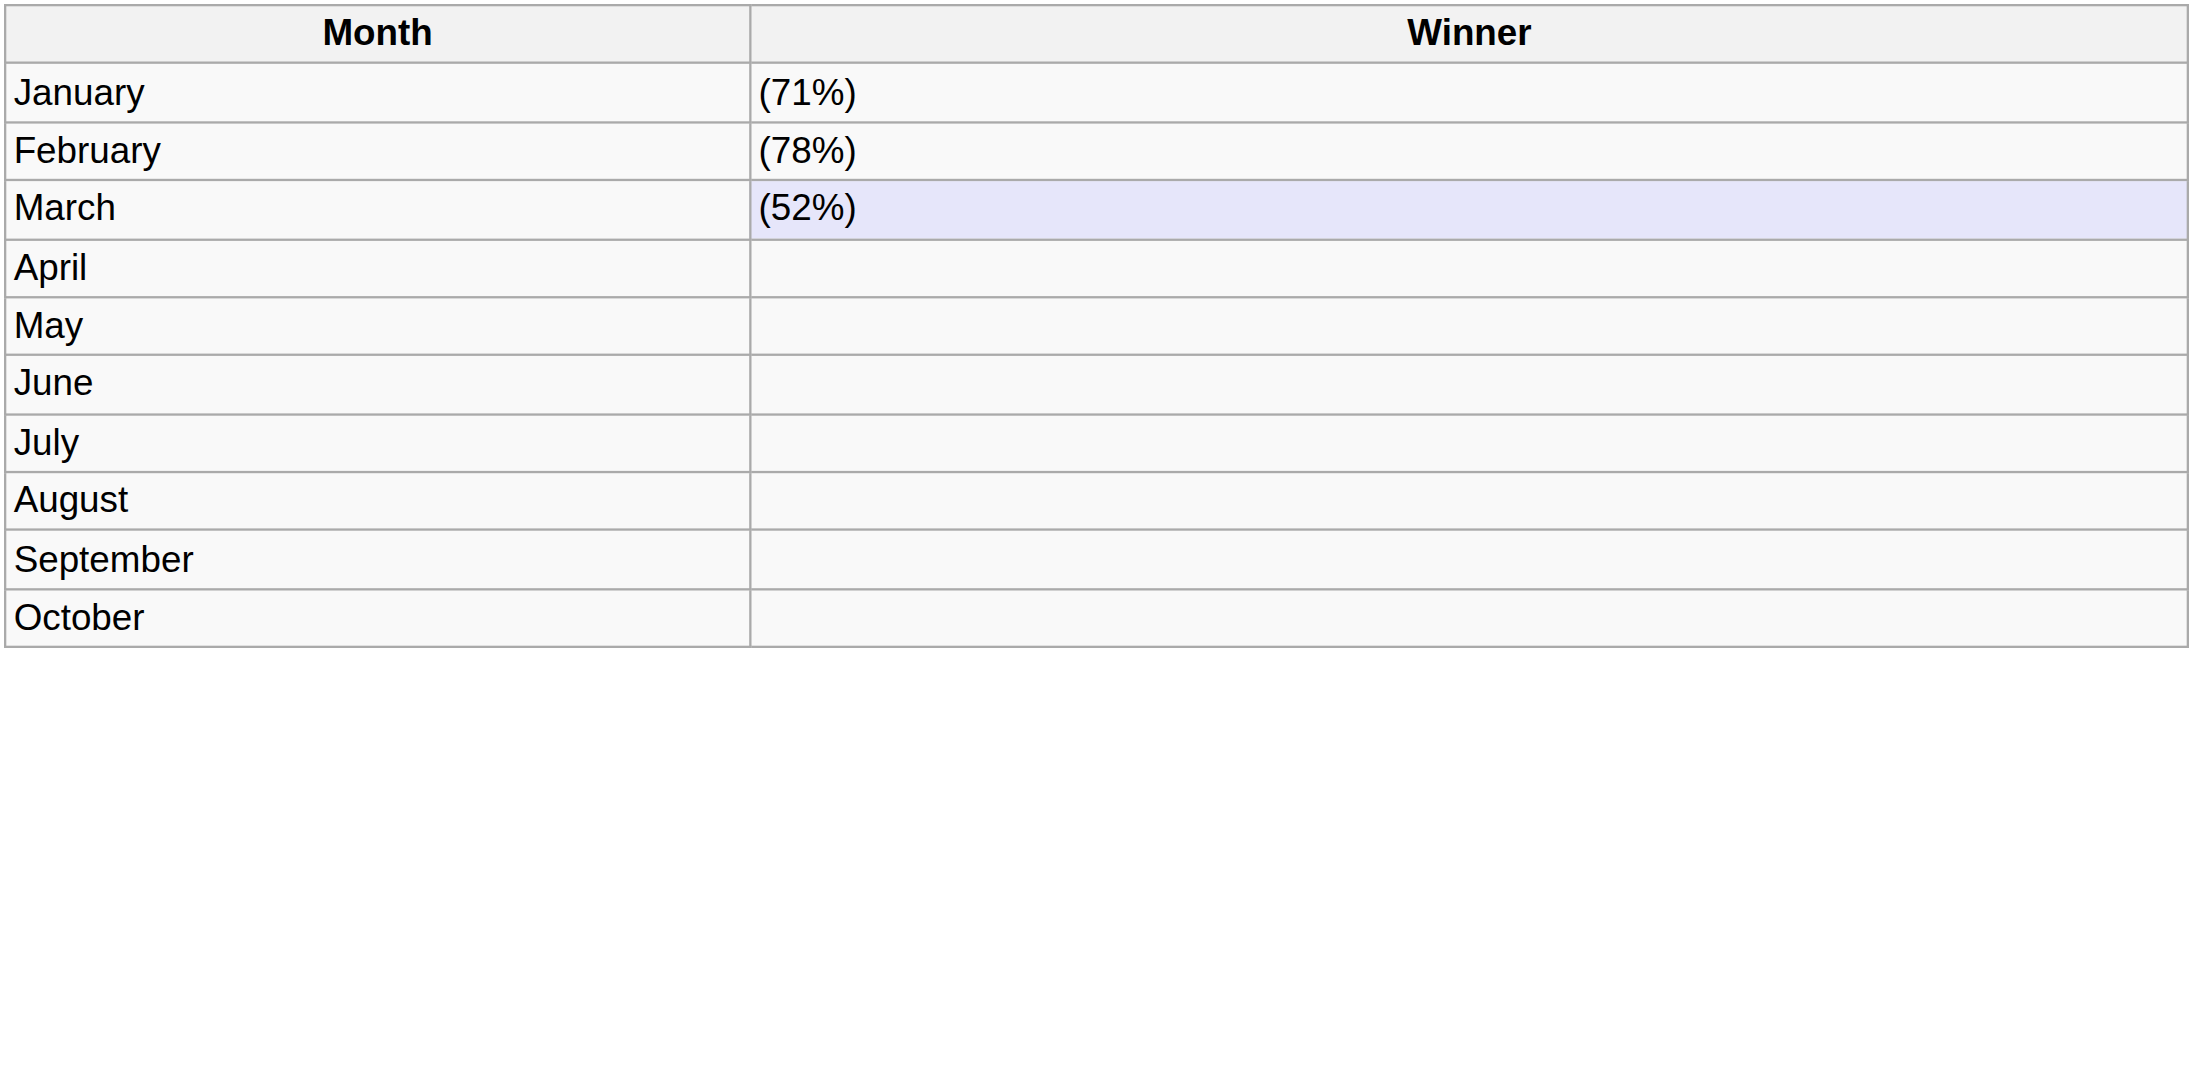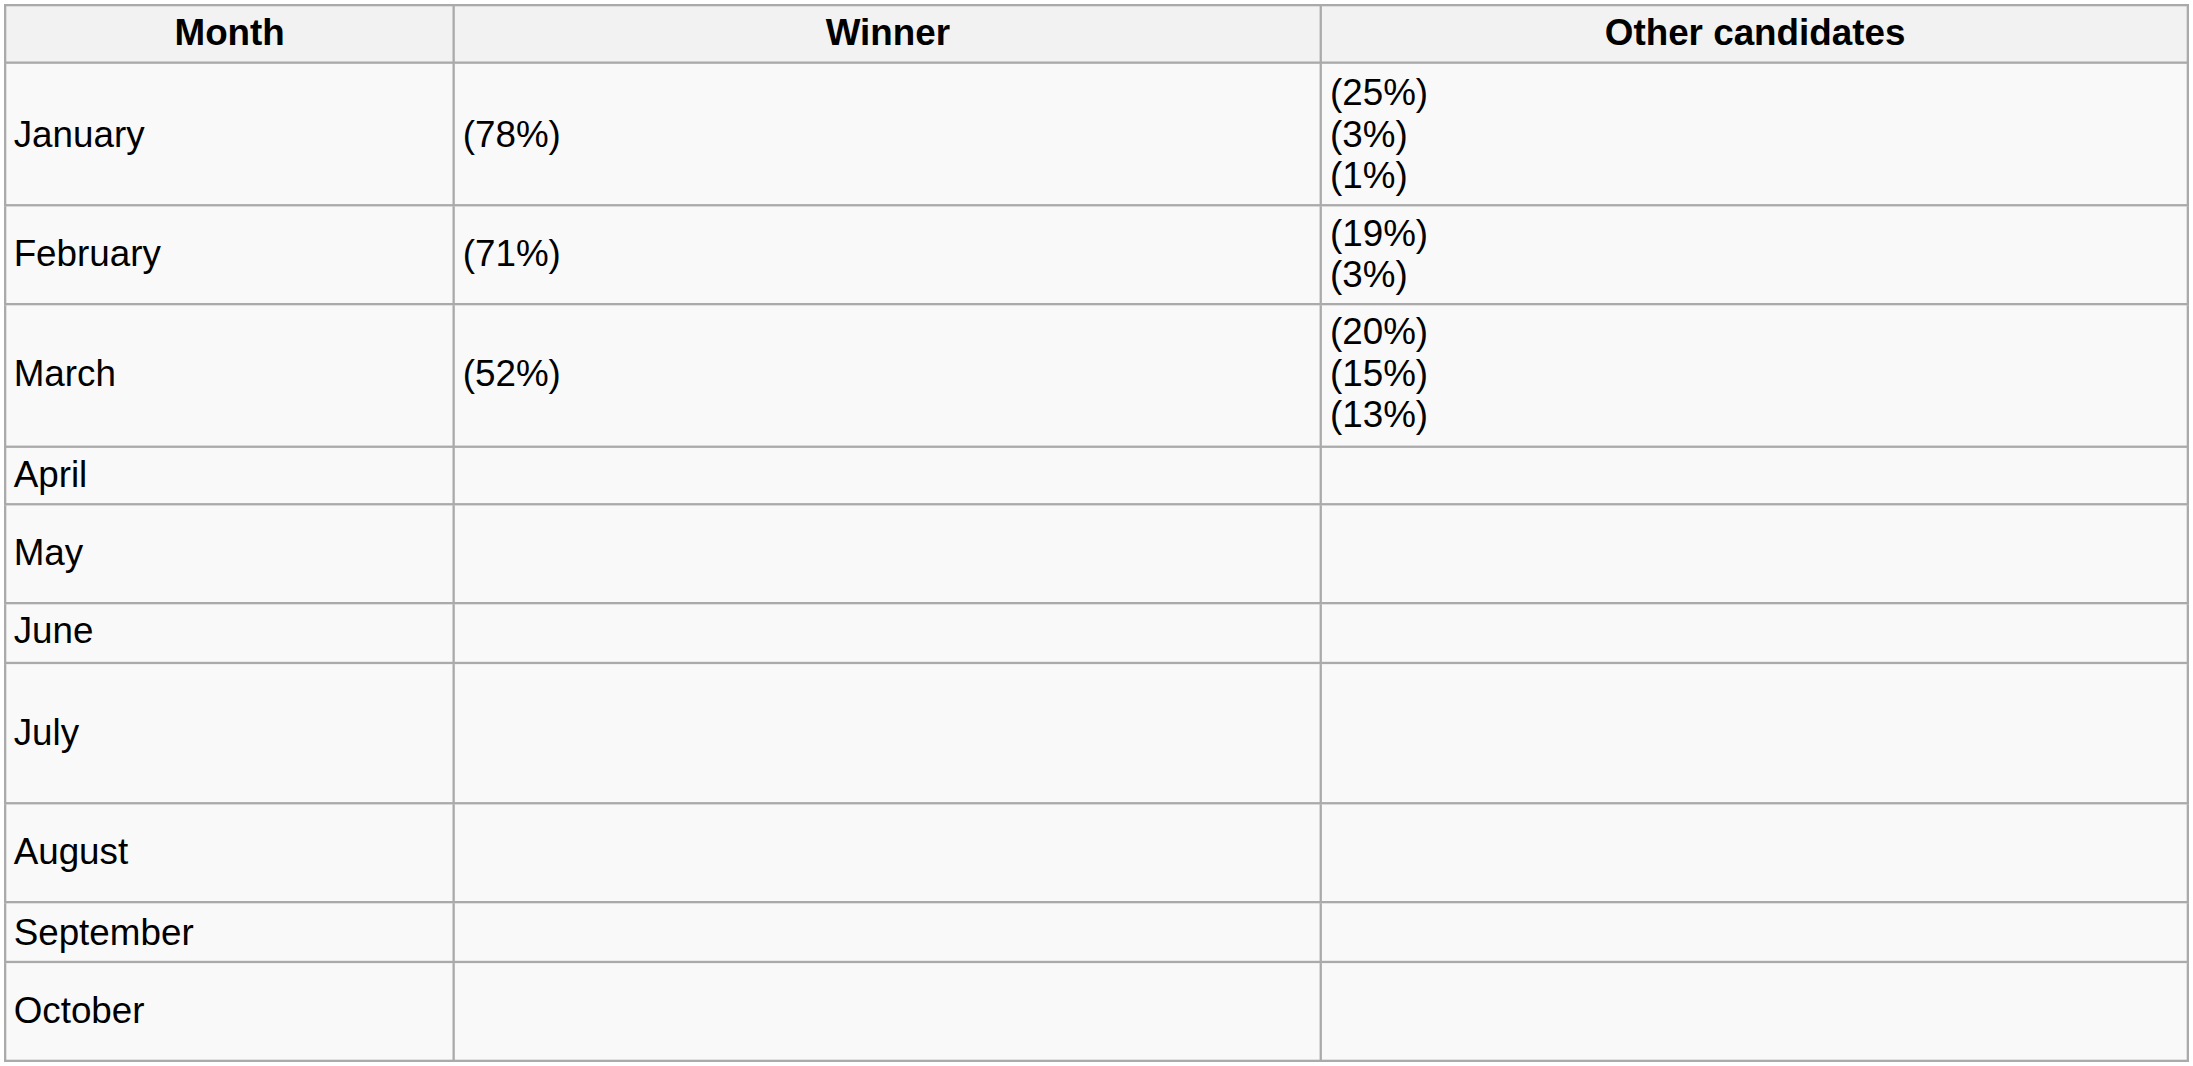+ column: (1755, 33)
(808, 92) (71%) -> (512, 133) (78%)
(808, 150) (78%) -> (512, 253) (71%)
(808, 208) lavender background -> (512, 374) no background
